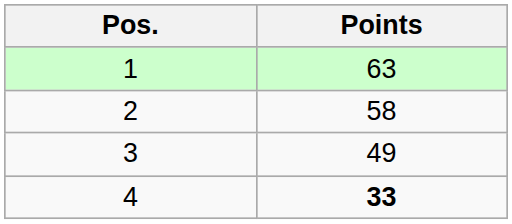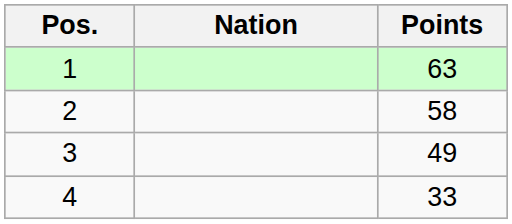+ column: (256, 25)
(382, 196) bold -> (442, 196) normal
